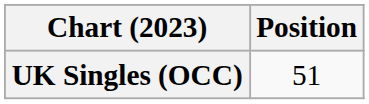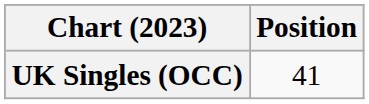(307, 74) 51 -> (307, 74) 41
